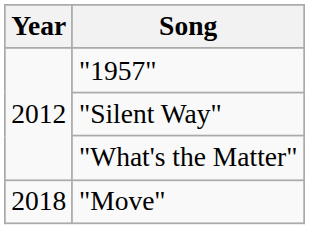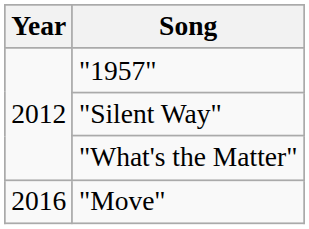(39, 200) 2018 -> (39, 200) 2016
